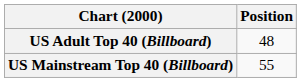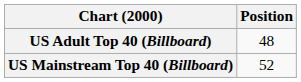(267, 65) 55 -> (267, 65) 52
